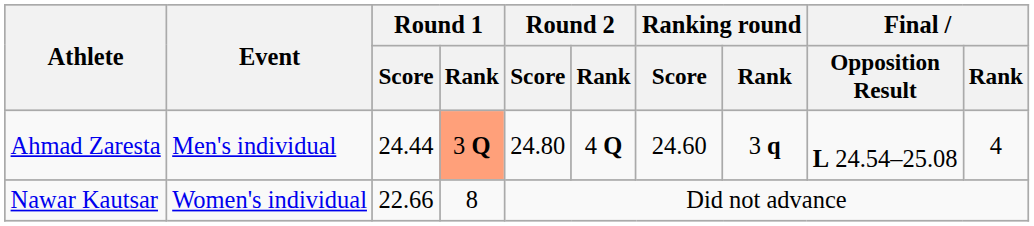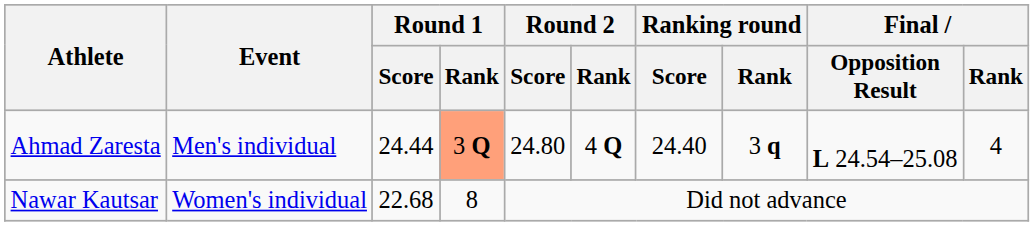(679, 145) 24.60 -> (679, 145) 24.40
(406, 200) 22.66 -> (406, 200) 22.68
